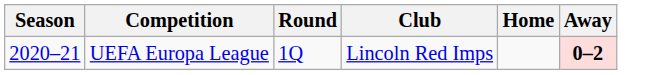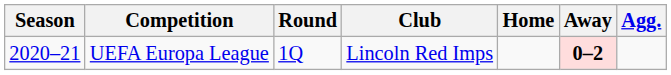+ column: (641, 20)
